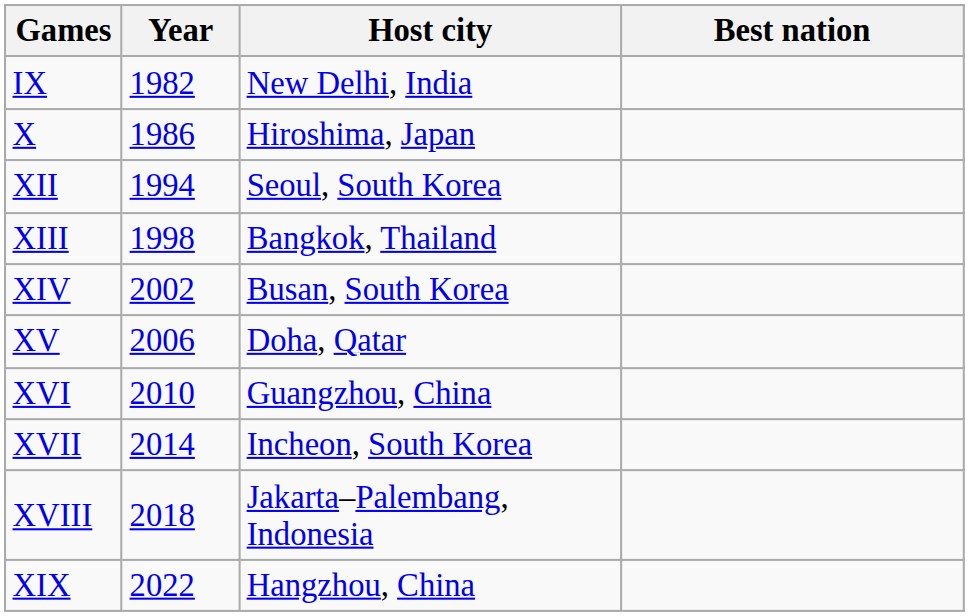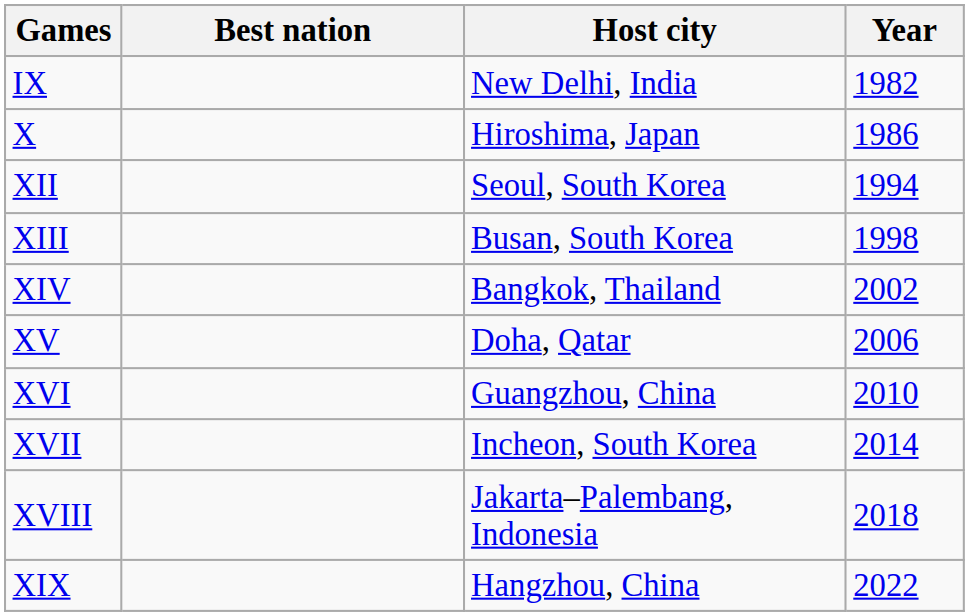columns swapped: (181, 30) <-> (792, 30)
(371, 237) Bangkok, Thailand -> (602, 237) Busan, South Korea
(378, 289) Busan, South Korea -> (596, 289) Bangkok, Thailand
